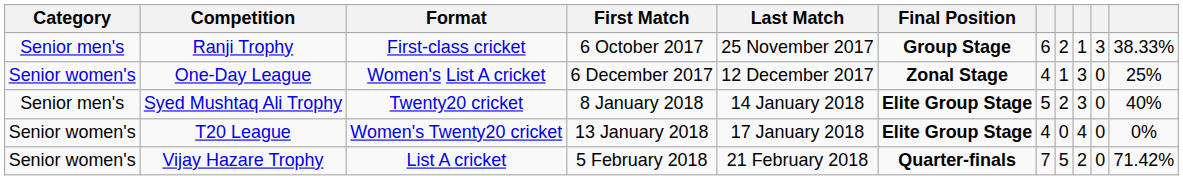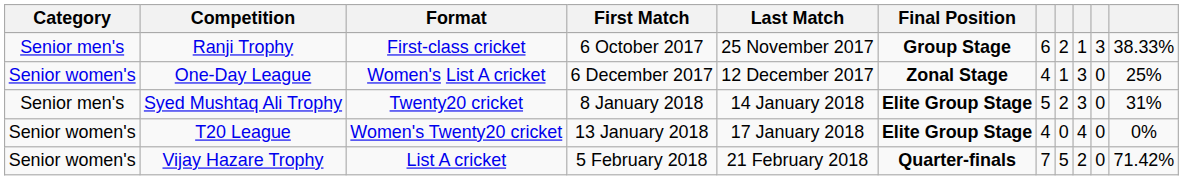(1144, 103) 40% -> (1144, 103) 31%
